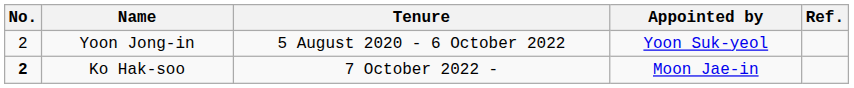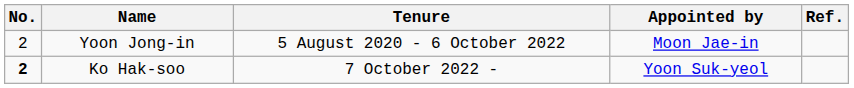(706, 44) Yoon Suk-yeol -> (706, 44) Moon Jae-in
(706, 70) Moon Jae-in -> (706, 70) Yoon Suk-yeol
